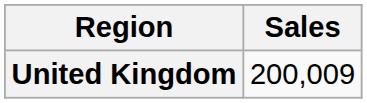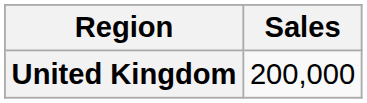(303, 73) 200,009 -> (303, 73) 200,000
